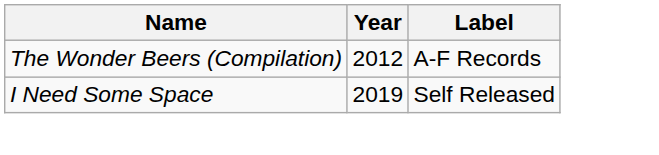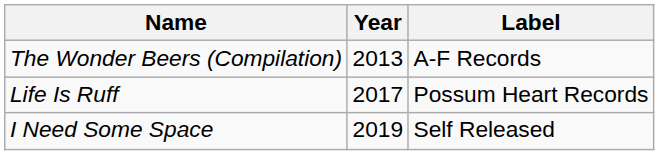(378, 58) 2012 -> (378, 58) 2013
+ row: (64, 94)
